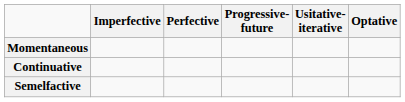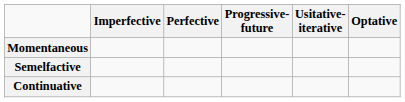rows swapped: (48, 67) <-> (48, 86)
